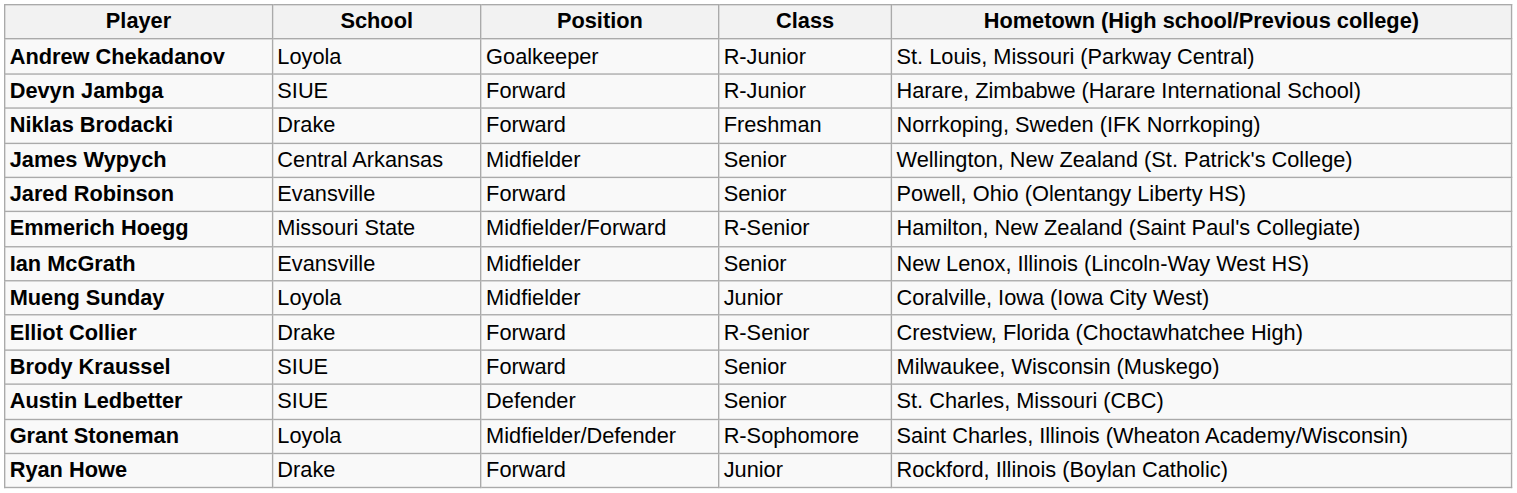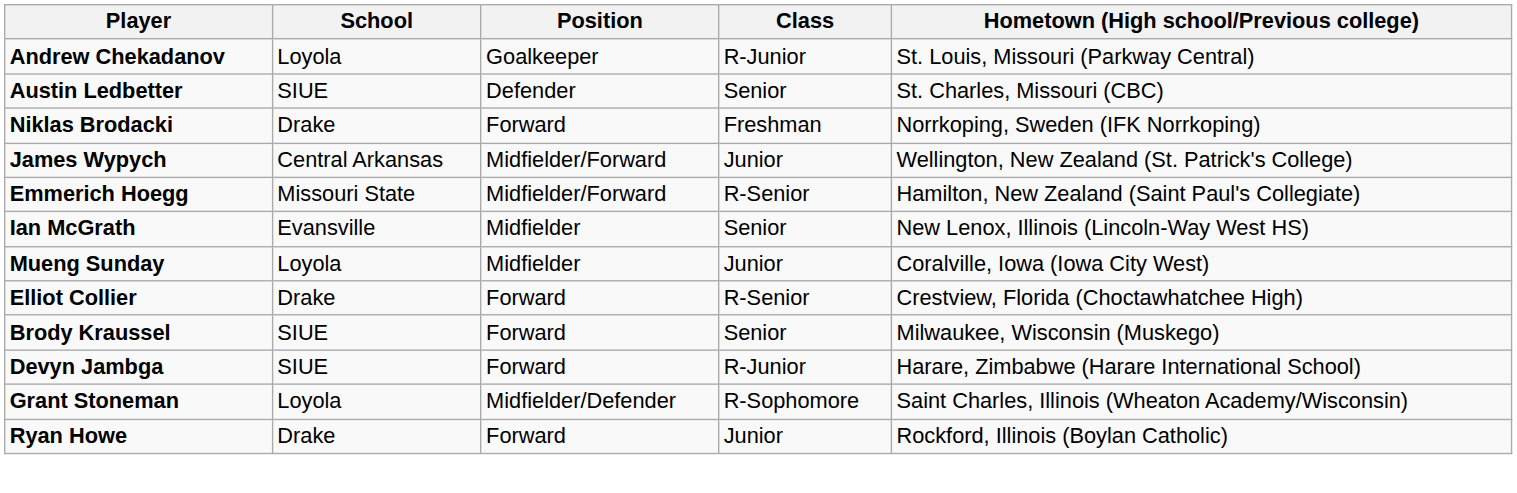rows swapped: (86, 90) <-> (96, 401)
(533, 159) Midfielder -> (576, 159) Midfielder/Forward
(755, 159) Senior -> (753, 159) Junior
- row: (92, 194)
